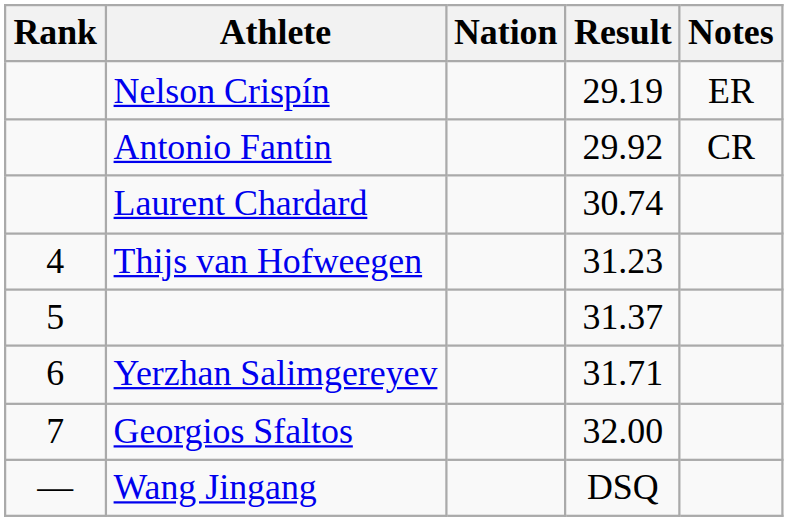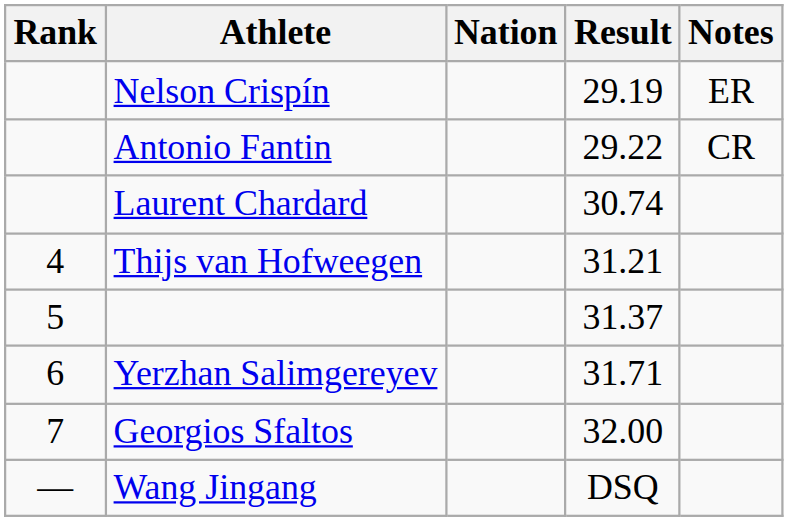(623, 146) 29.92 -> (623, 146) 29.22
(623, 260) 31.23 -> (623, 260) 31.21
